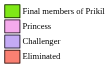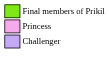- row: (41, 56)
